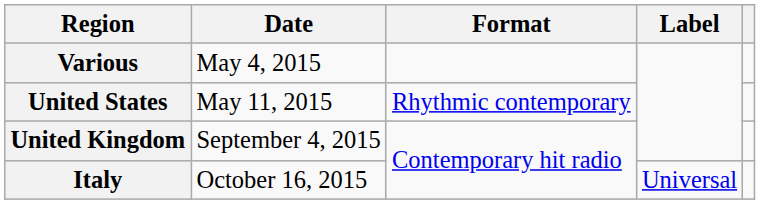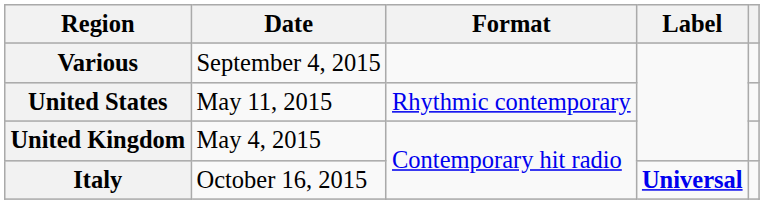(259, 62) May 4, 2015 -> (289, 62) September 4, 2015
(289, 140) September 4, 2015 -> (259, 140) May 4, 2015
(690, 179) normal -> (692, 179) bold
